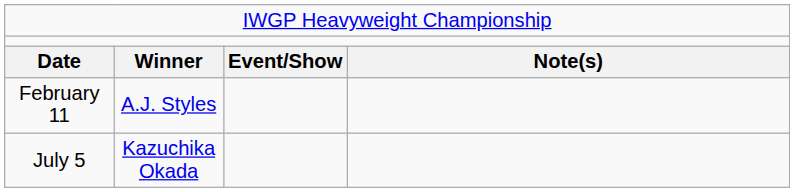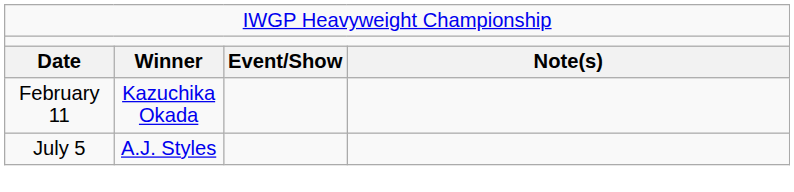(169, 105) A.J. Styles -> (169, 105) Kazuchika Okada
(169, 159) Kazuchika Okada -> (169, 148) A.J. Styles
